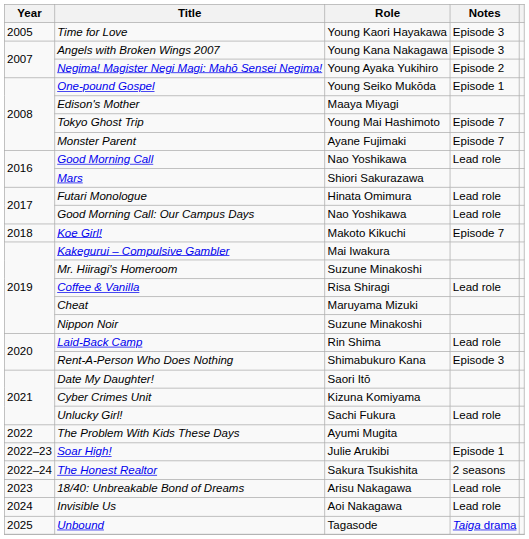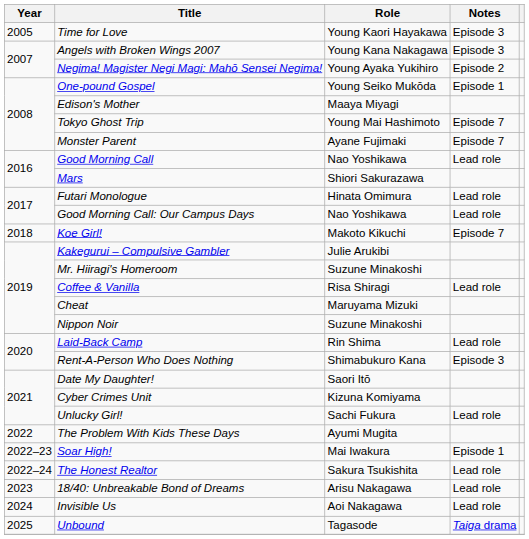(359, 251) Mai Iwakura -> (358, 251) Julie Arukibi
(358, 452) Julie Arukibi -> (359, 452) Mai Iwakura
(479, 470) 2 seasons -> (477, 470) Lead role
